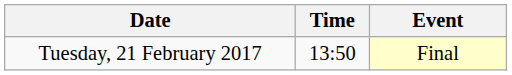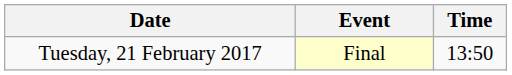columns swapped: (332, 20) <-> (438, 20)
